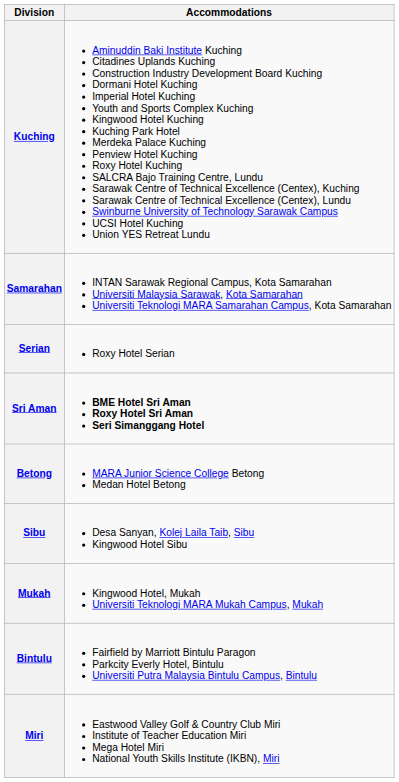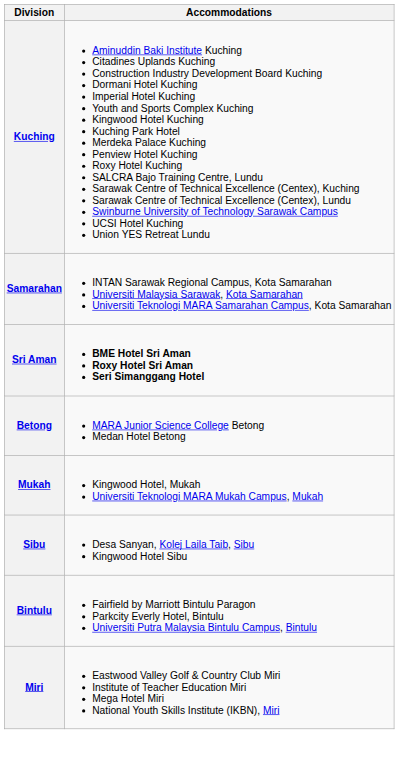- row: (34, 348)
rows swapped: (34, 533) <-> (34, 593)
